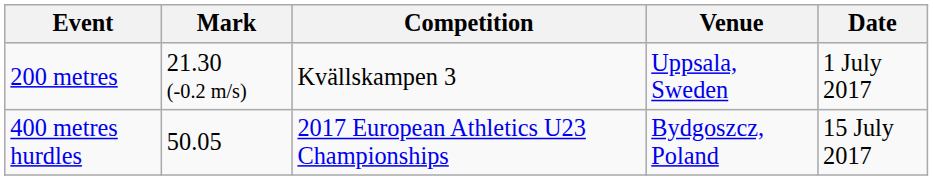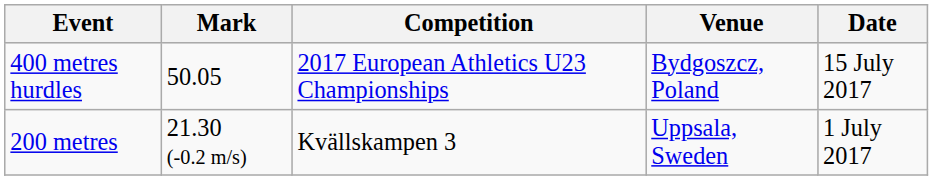rows swapped: (64, 141) <-> (64, 76)
